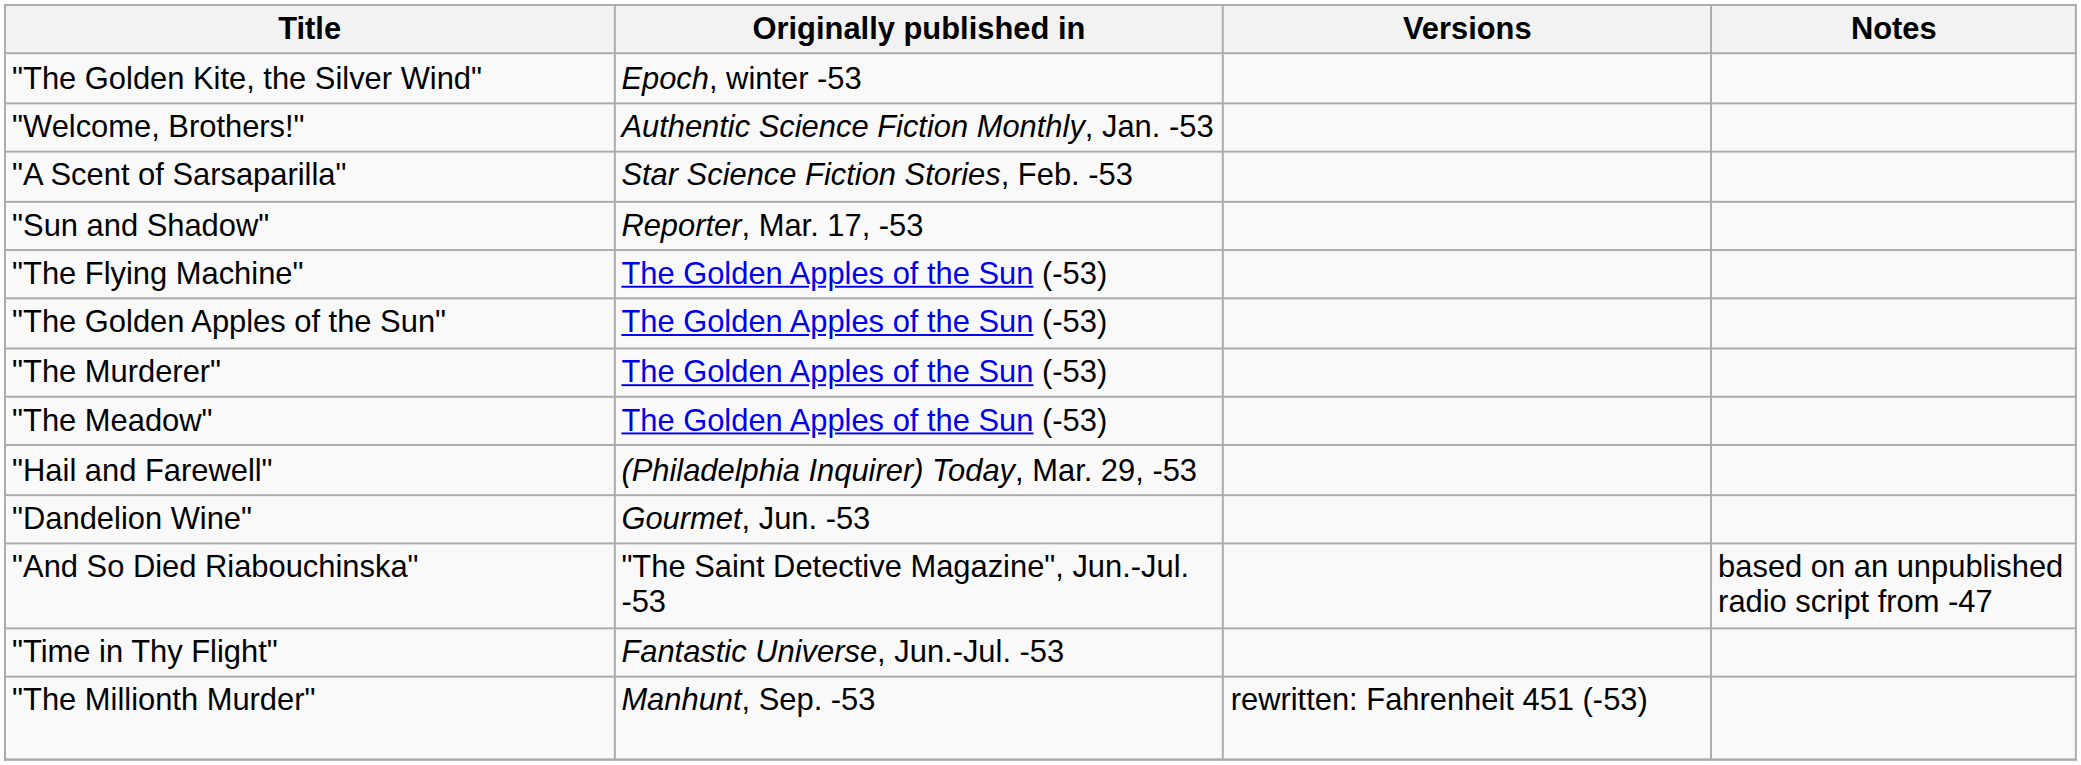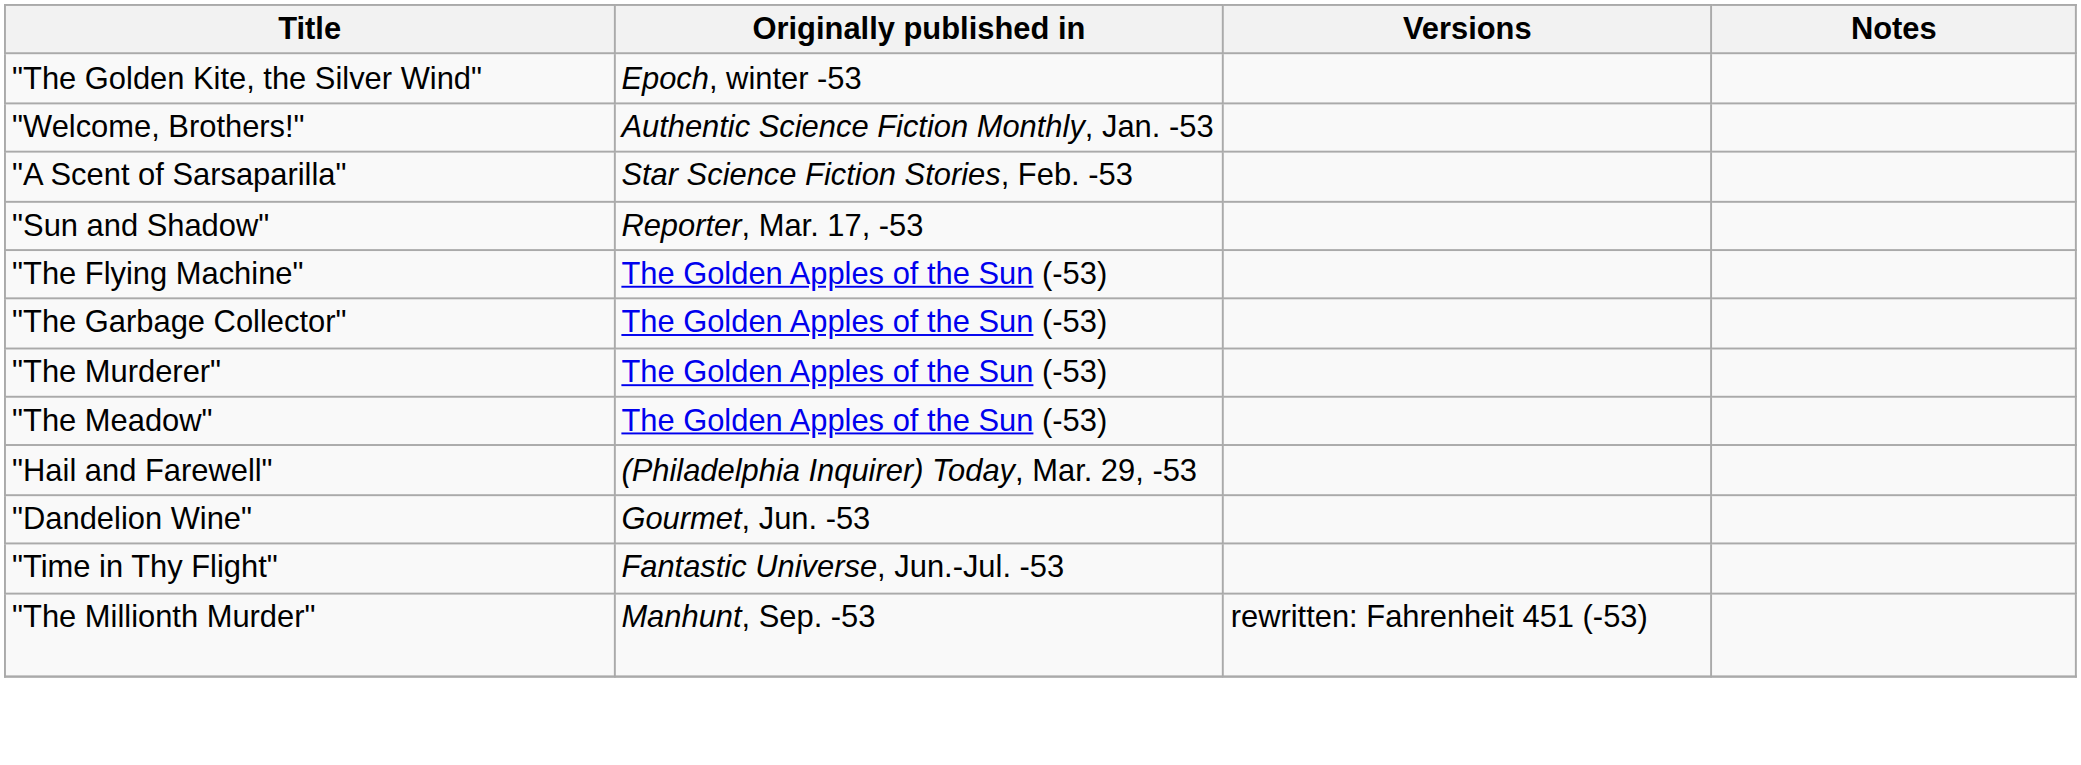+ row: (179, 322)
- row: (229, 322)
- row: (215, 567)
